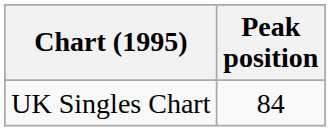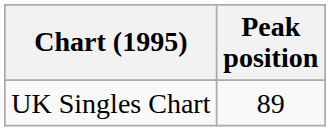(271, 102) 84 -> (271, 102) 89
